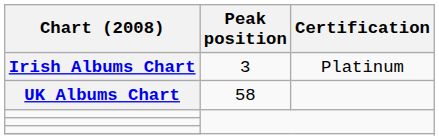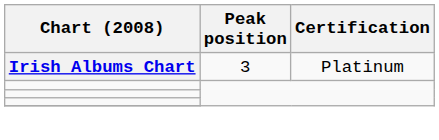- row: (102, 95)
